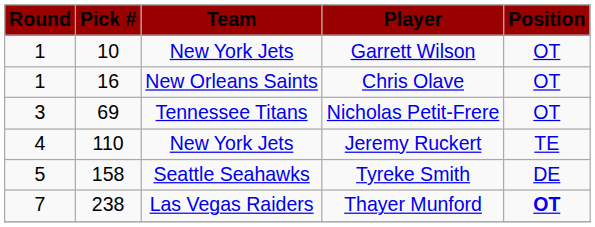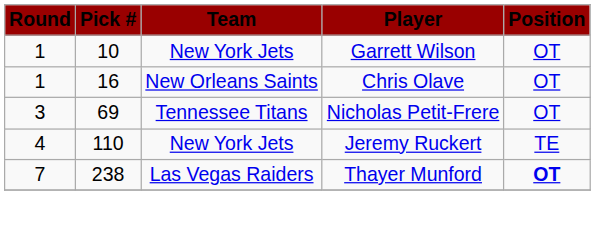- row: (413, 174)
